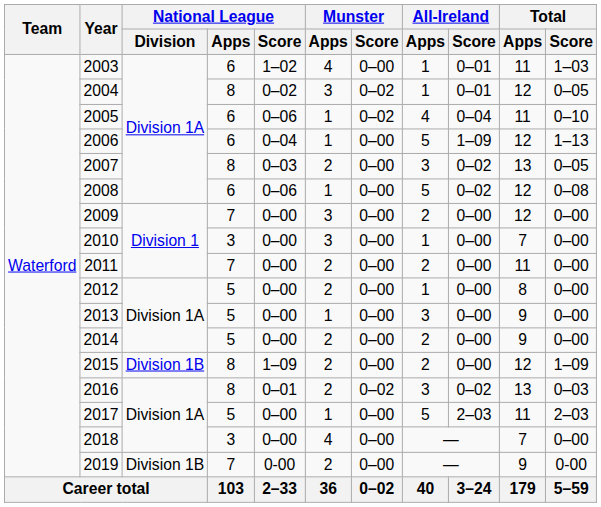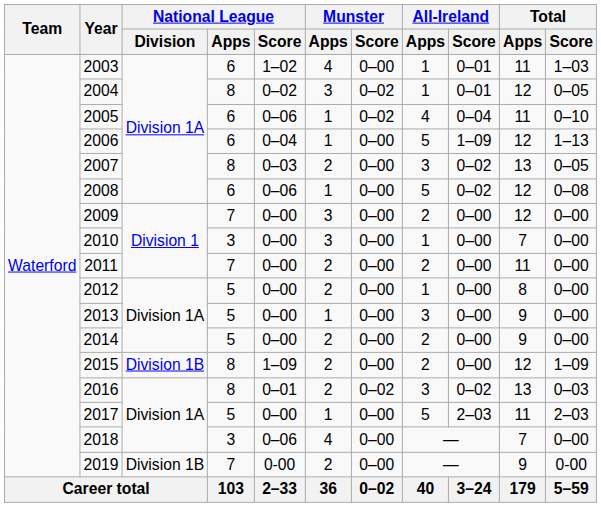(280, 439) 0–00 -> (280, 439) 0–06
